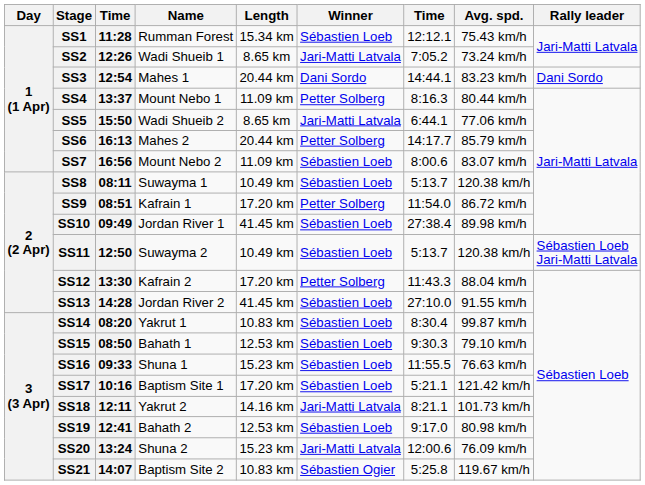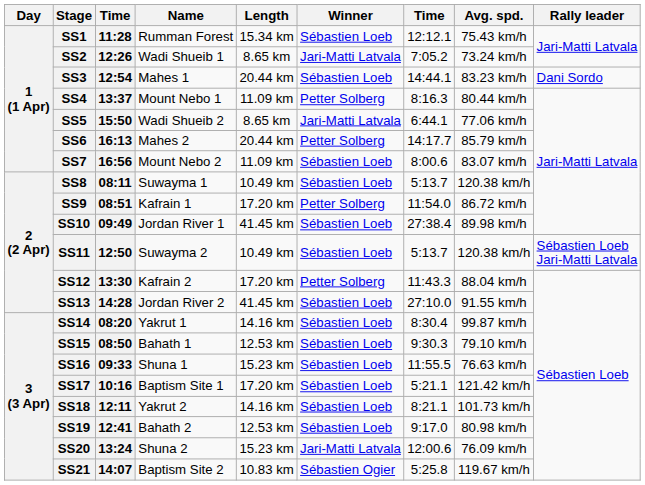(333, 78) Dani Sordo -> (346, 78) Sébastien Loeb
(267, 323) 10.83 km -> (267, 323) 14.16 km
(351, 407) Jari-Matti Latvala -> (346, 407) Sébastien Loeb
